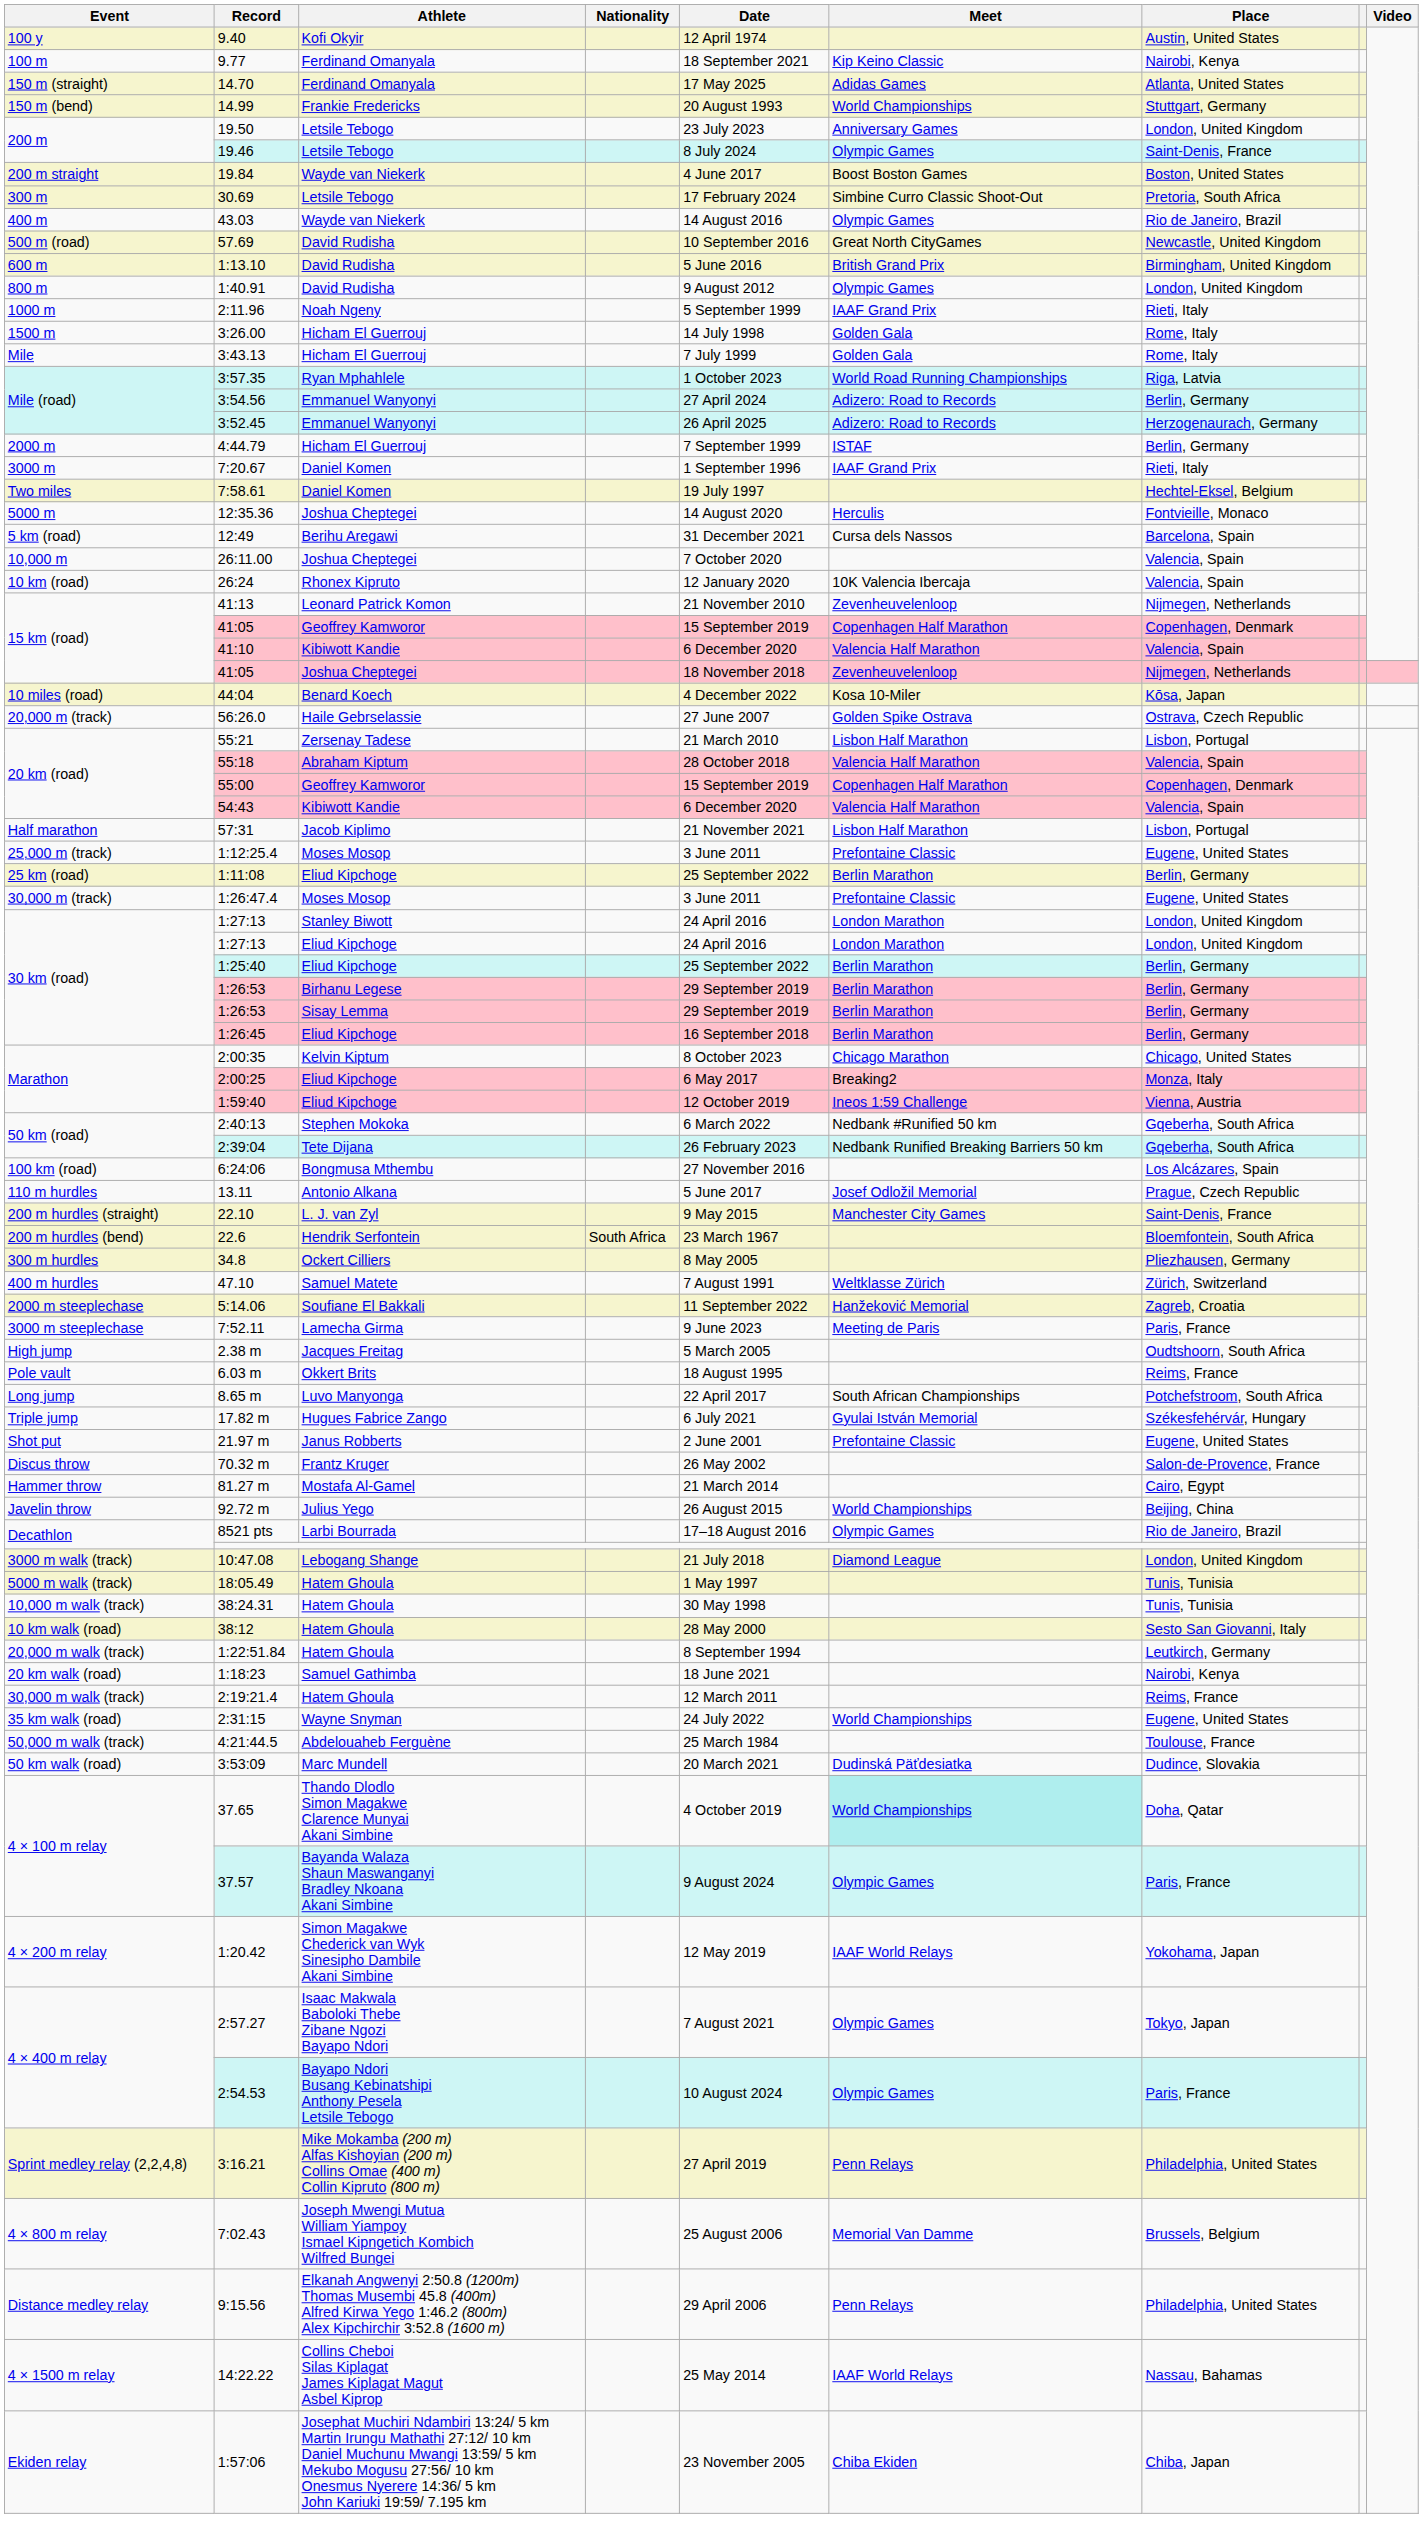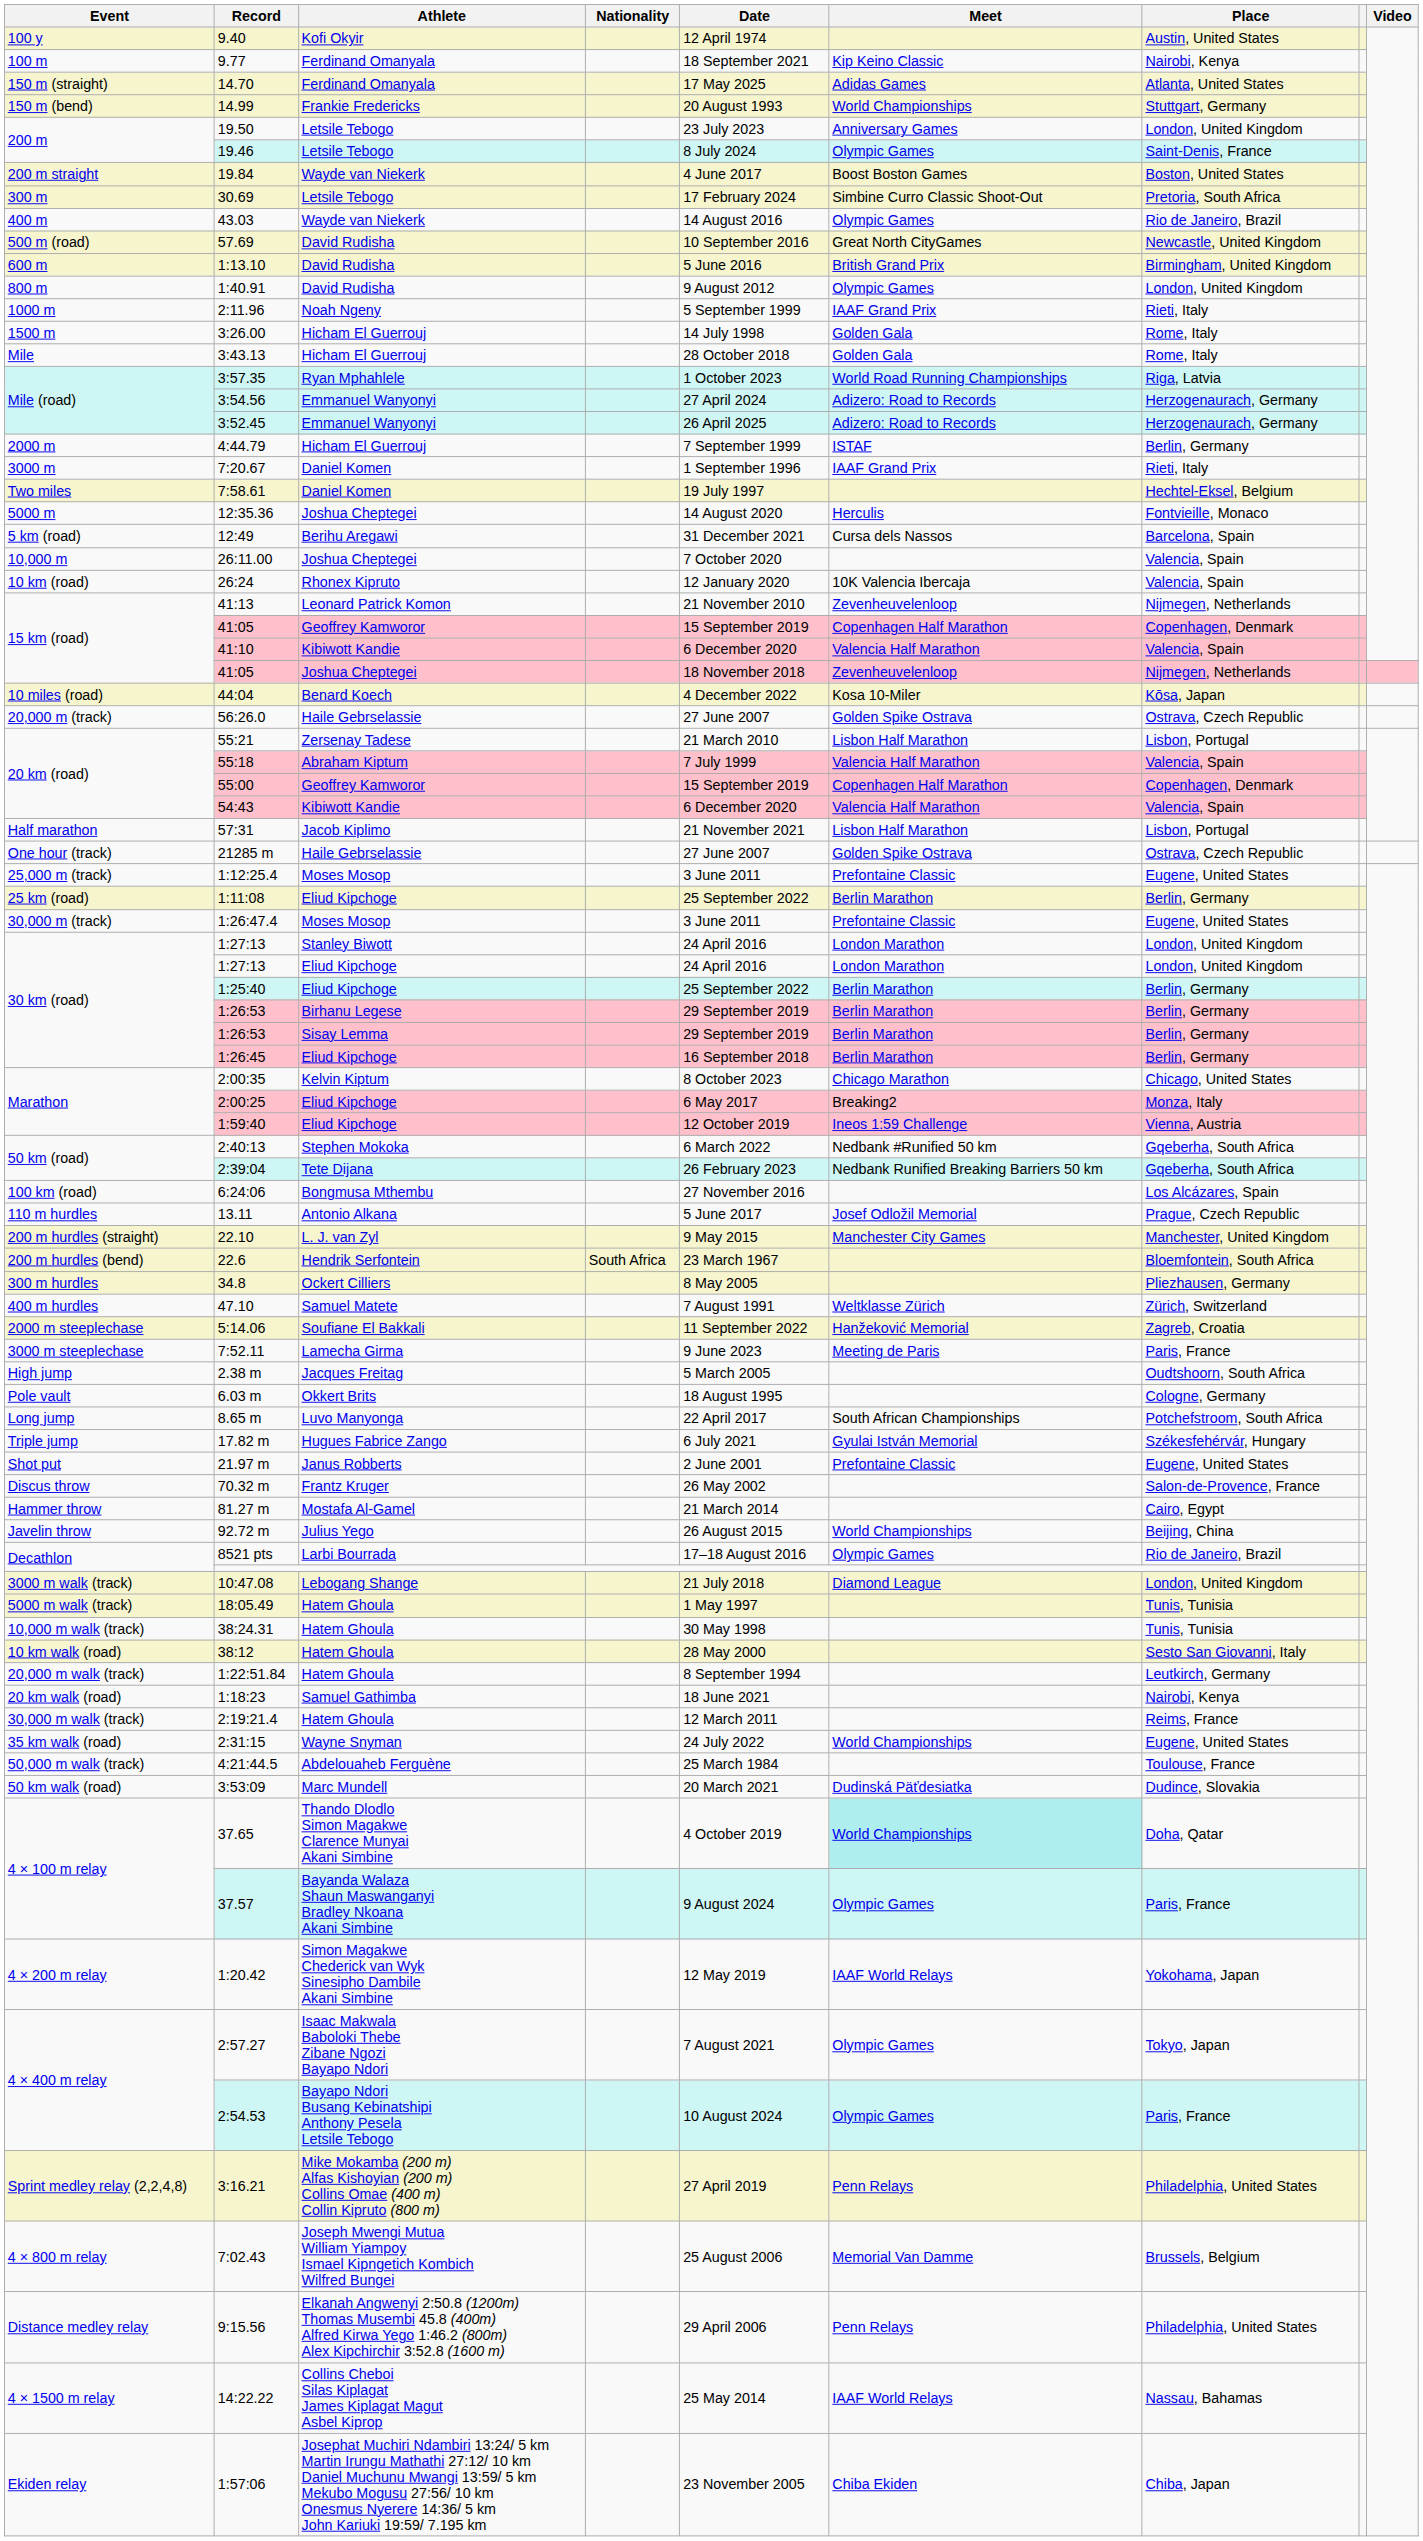(720, 355) 7 July 1999 -> (736, 355) 28 October 2018
(1197, 400) Berlin, Germany -> (1232, 400) Herzogenaurach, Germany
(736, 762) 28 October 2018 -> (720, 762) 7 July 1999
+ row: (246, 853)
(1209, 1215) Saint-Denis, France -> (1237, 1237) Manchester, United Kingdom
(1192, 1373) Reims, France -> (1205, 1396) Cologne, Germany
